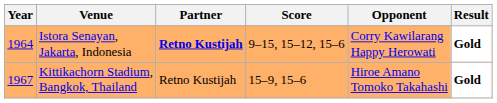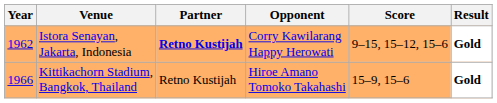columns swapped: (399, 15) <-> (297, 15)
(20, 44) 1964 -> (20, 44) 1962
(20, 80) 1967 -> (20, 80) 1966
